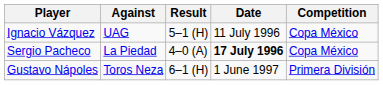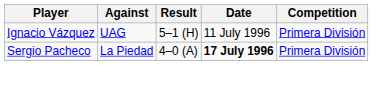(323, 32) Copa México -> (322, 32) Primera División
(323, 51) Copa México -> (322, 51) Primera División
- row: (53, 70)
